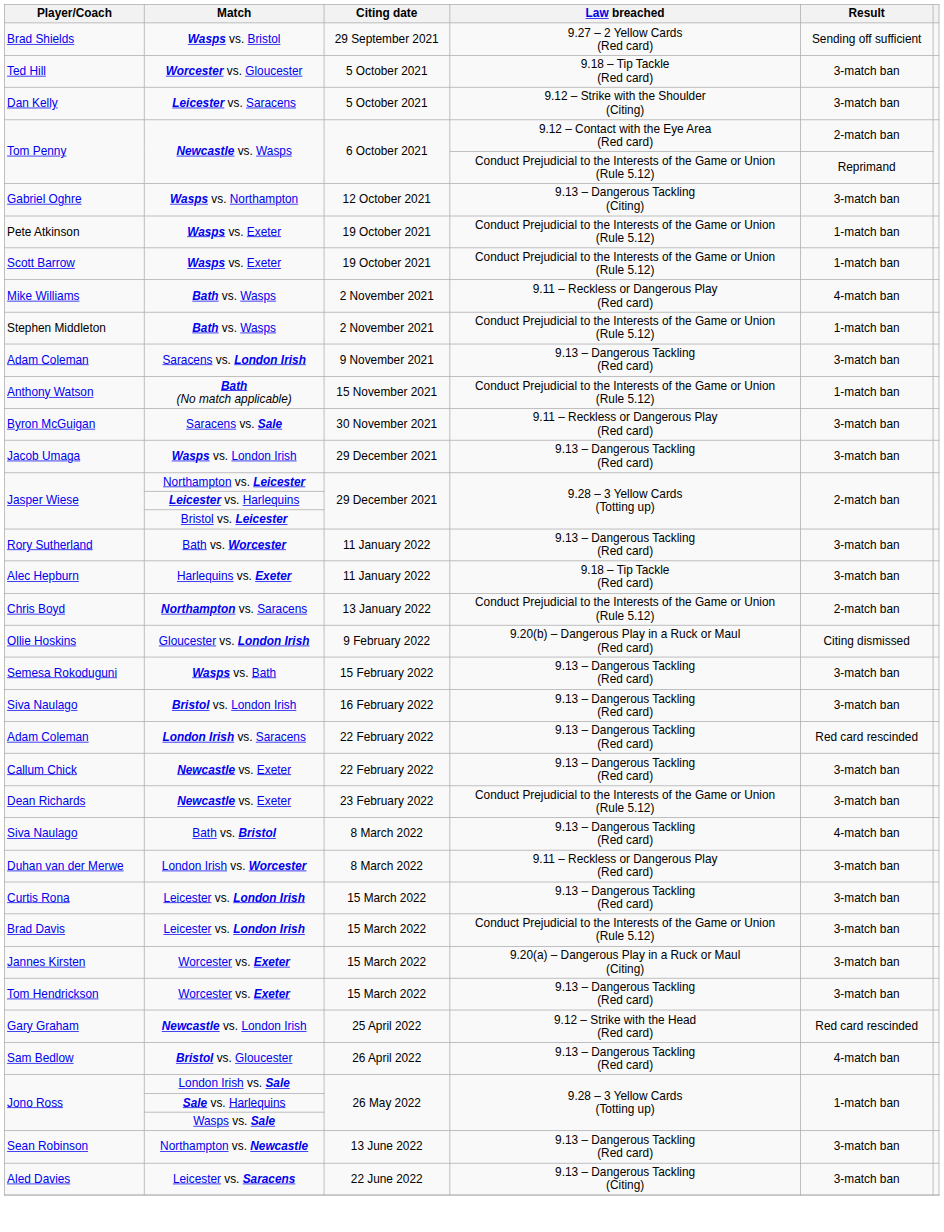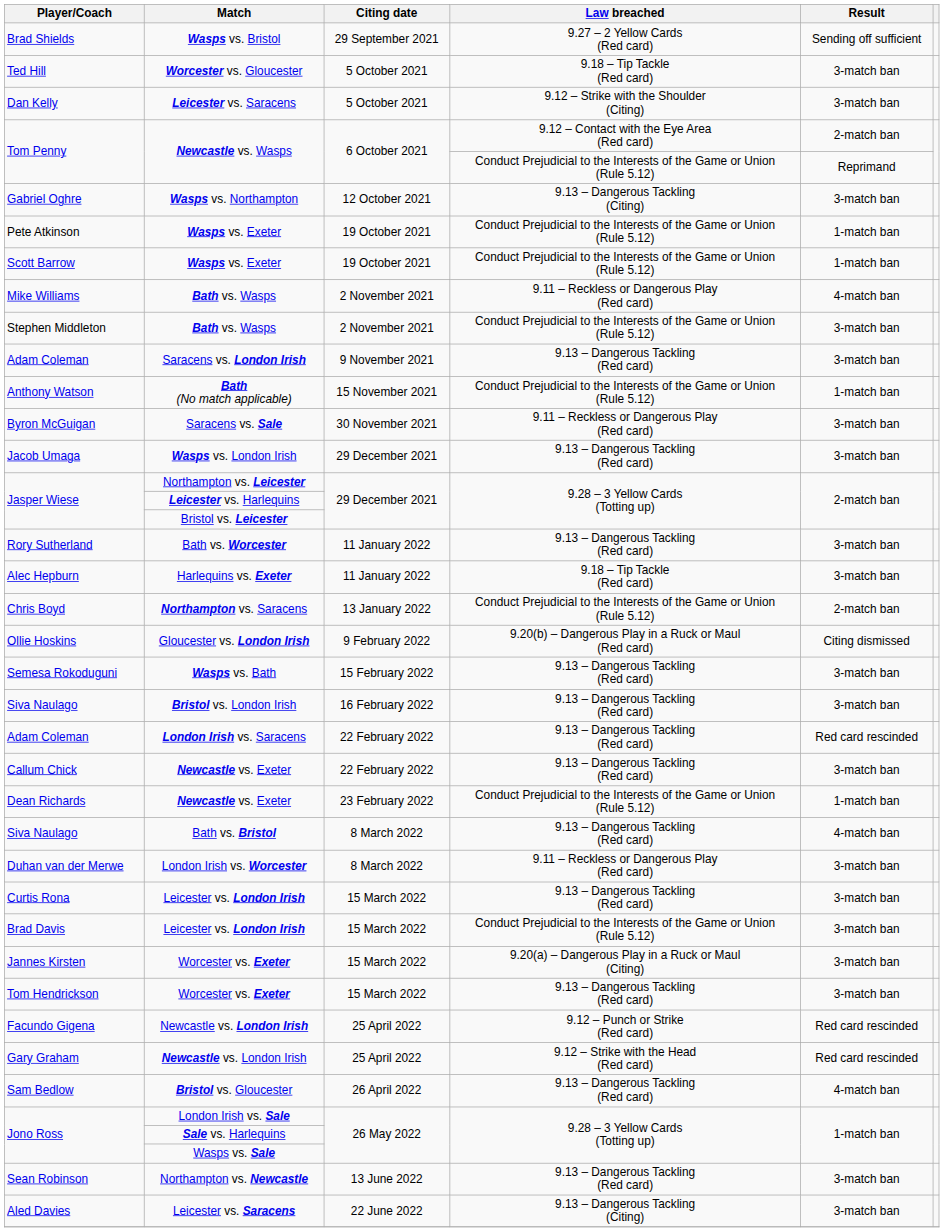(867, 328) 1-match ban -> (867, 328) 3-match ban
(867, 801) 3-match ban -> (867, 801) 1-match ban
+ row: (51, 1026)
